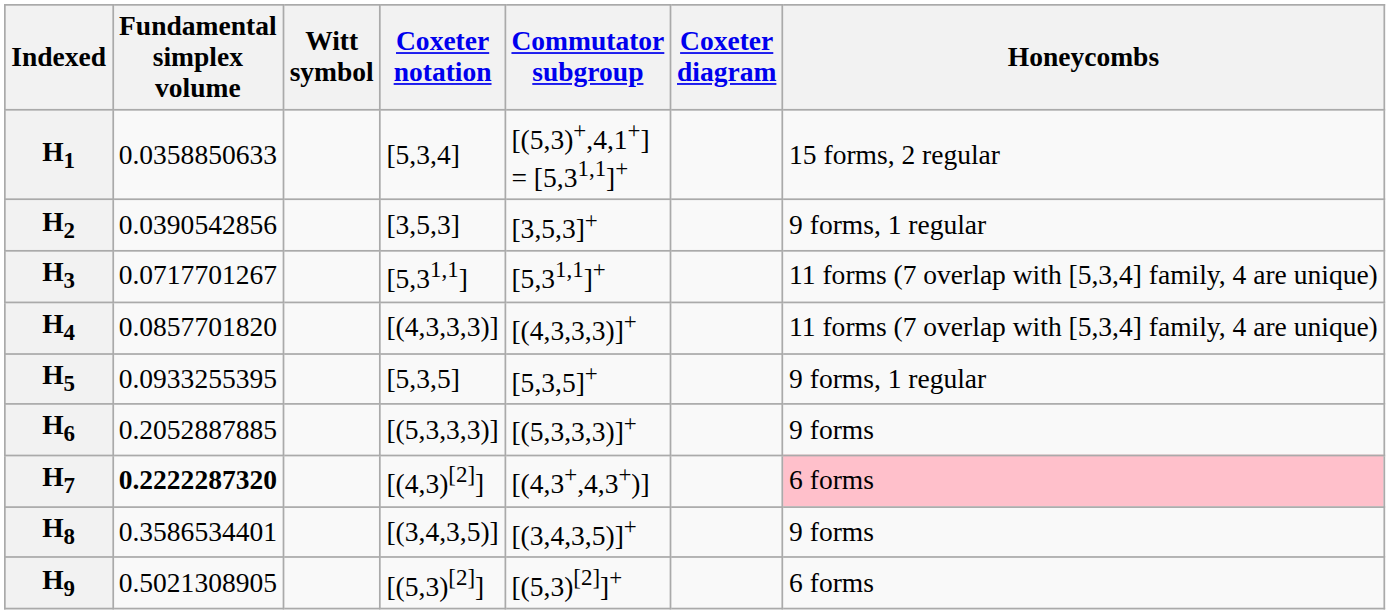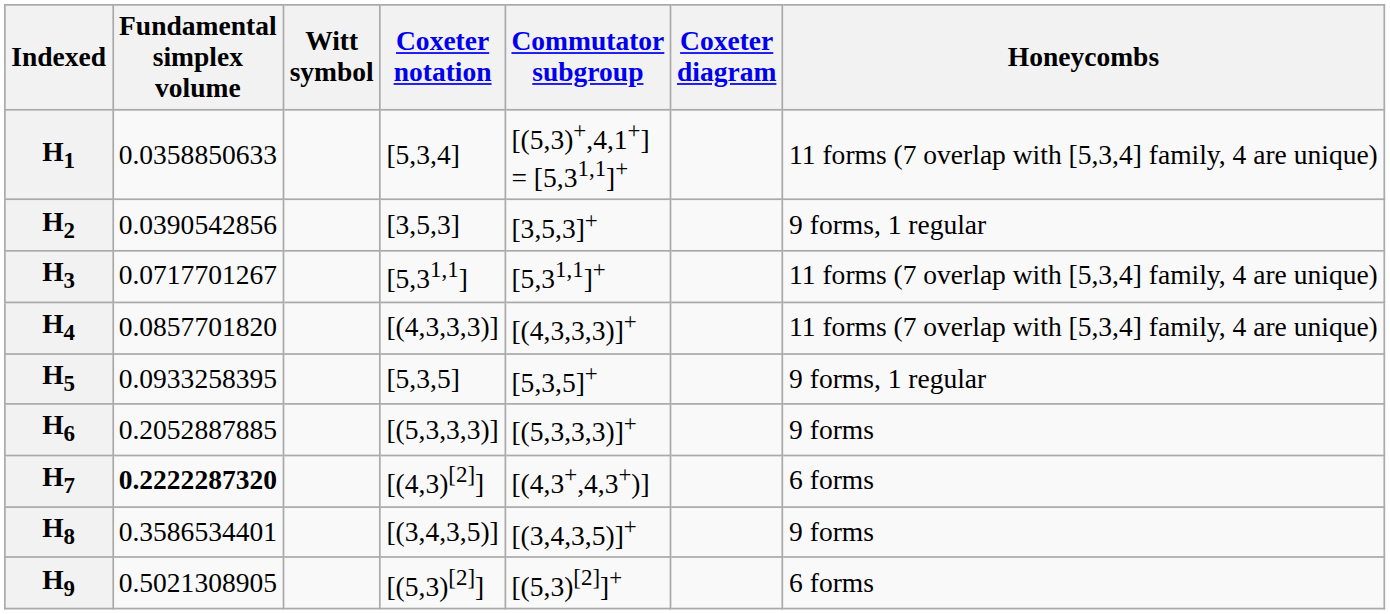(895, 154) 15 forms, 2 regular -> (1083, 154) 11 forms (7 overlap with [5,3,4] family, 4 are unique)
(198, 378) 0.0933255395 -> (198, 378) 0.0933258395
(831, 480) pink background -> (831, 480) no background
